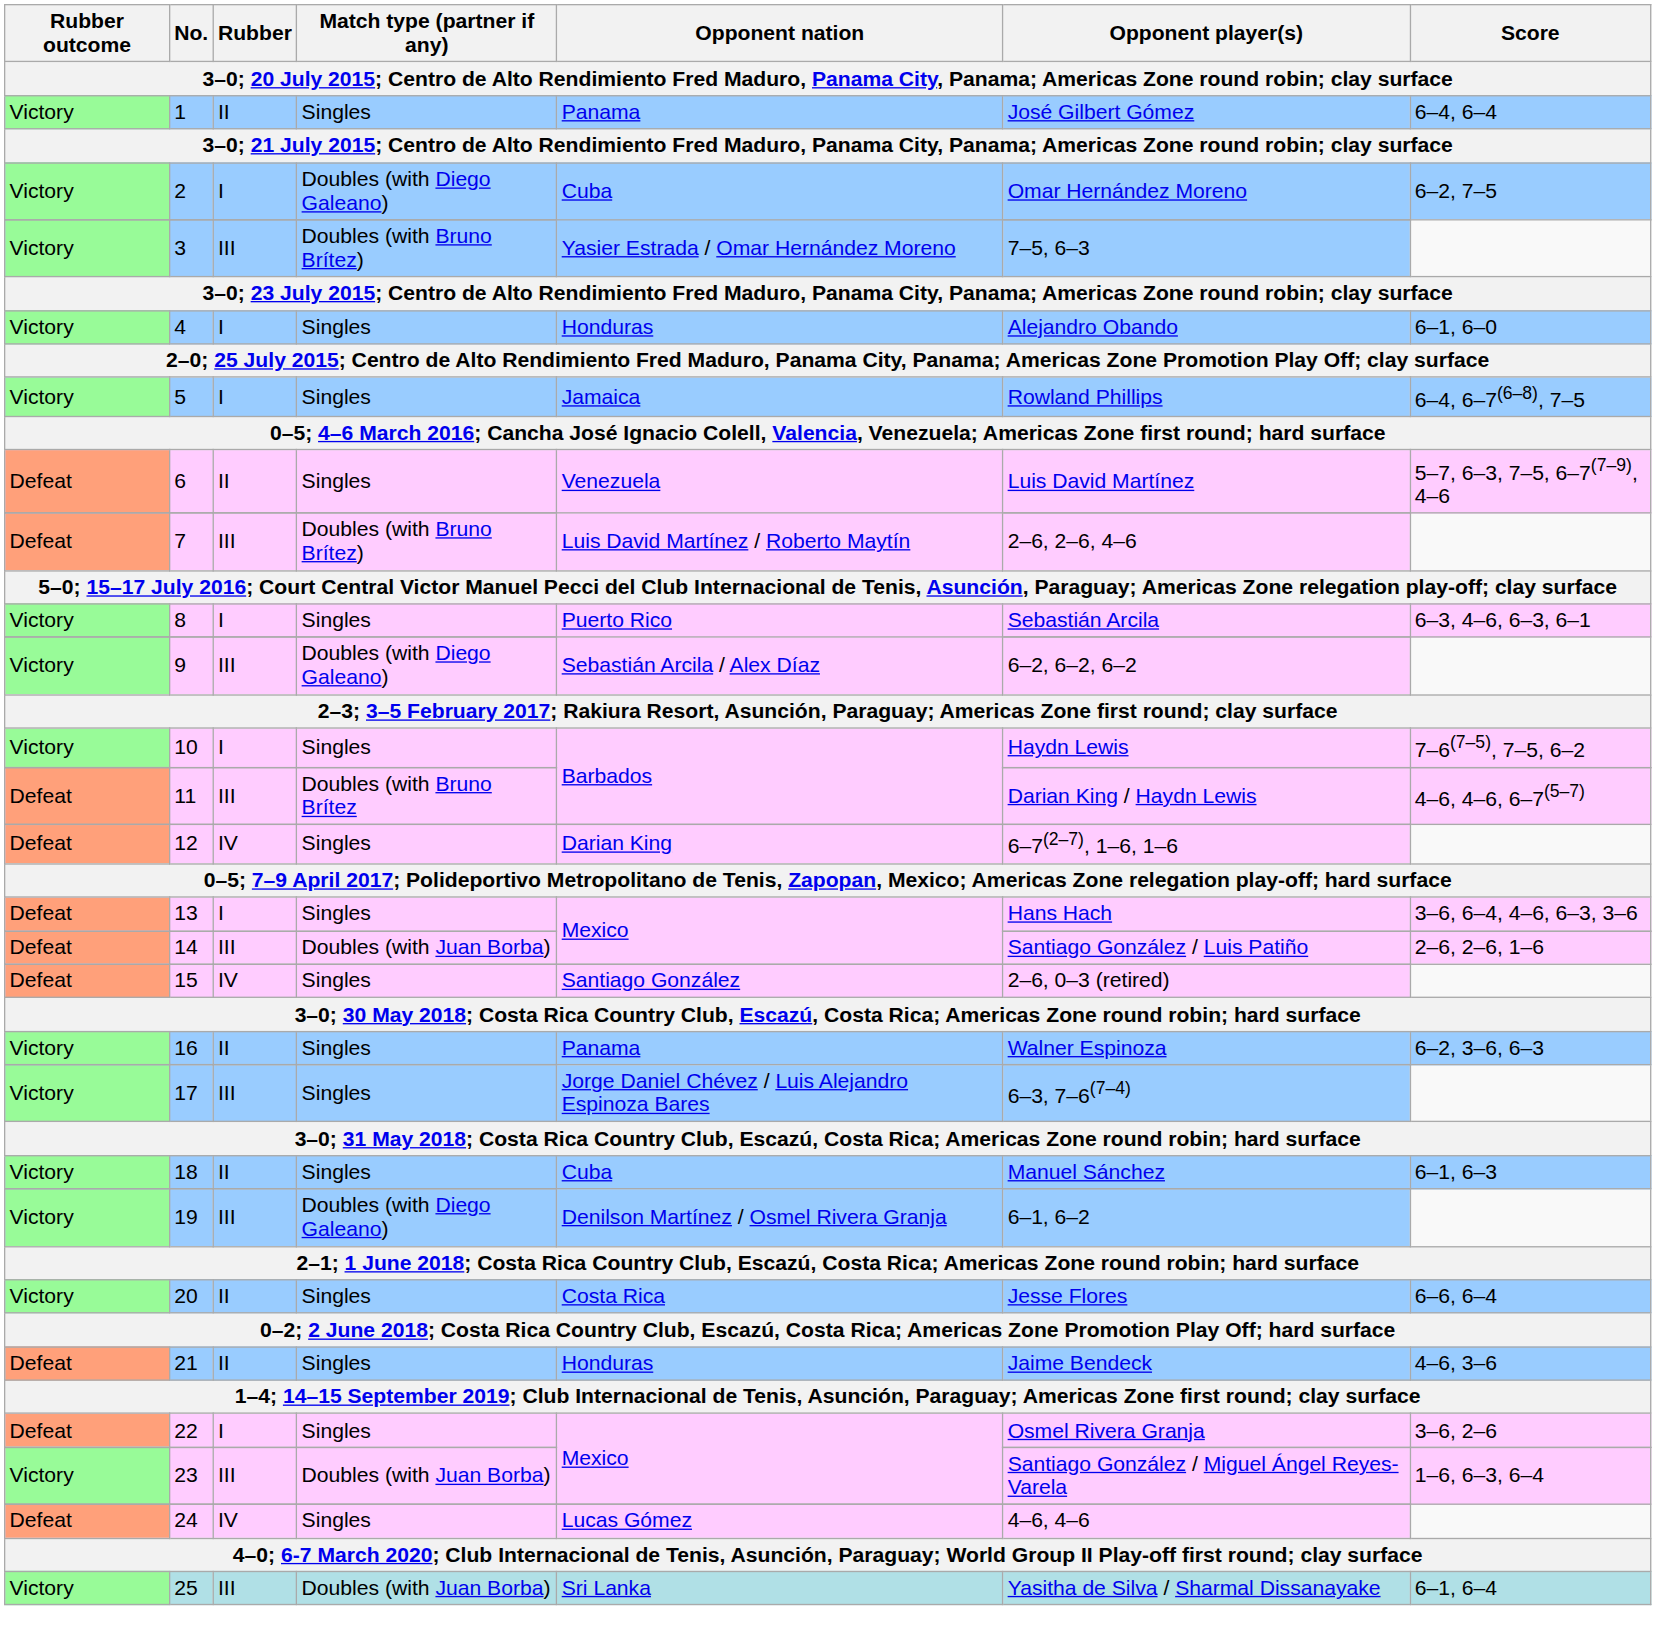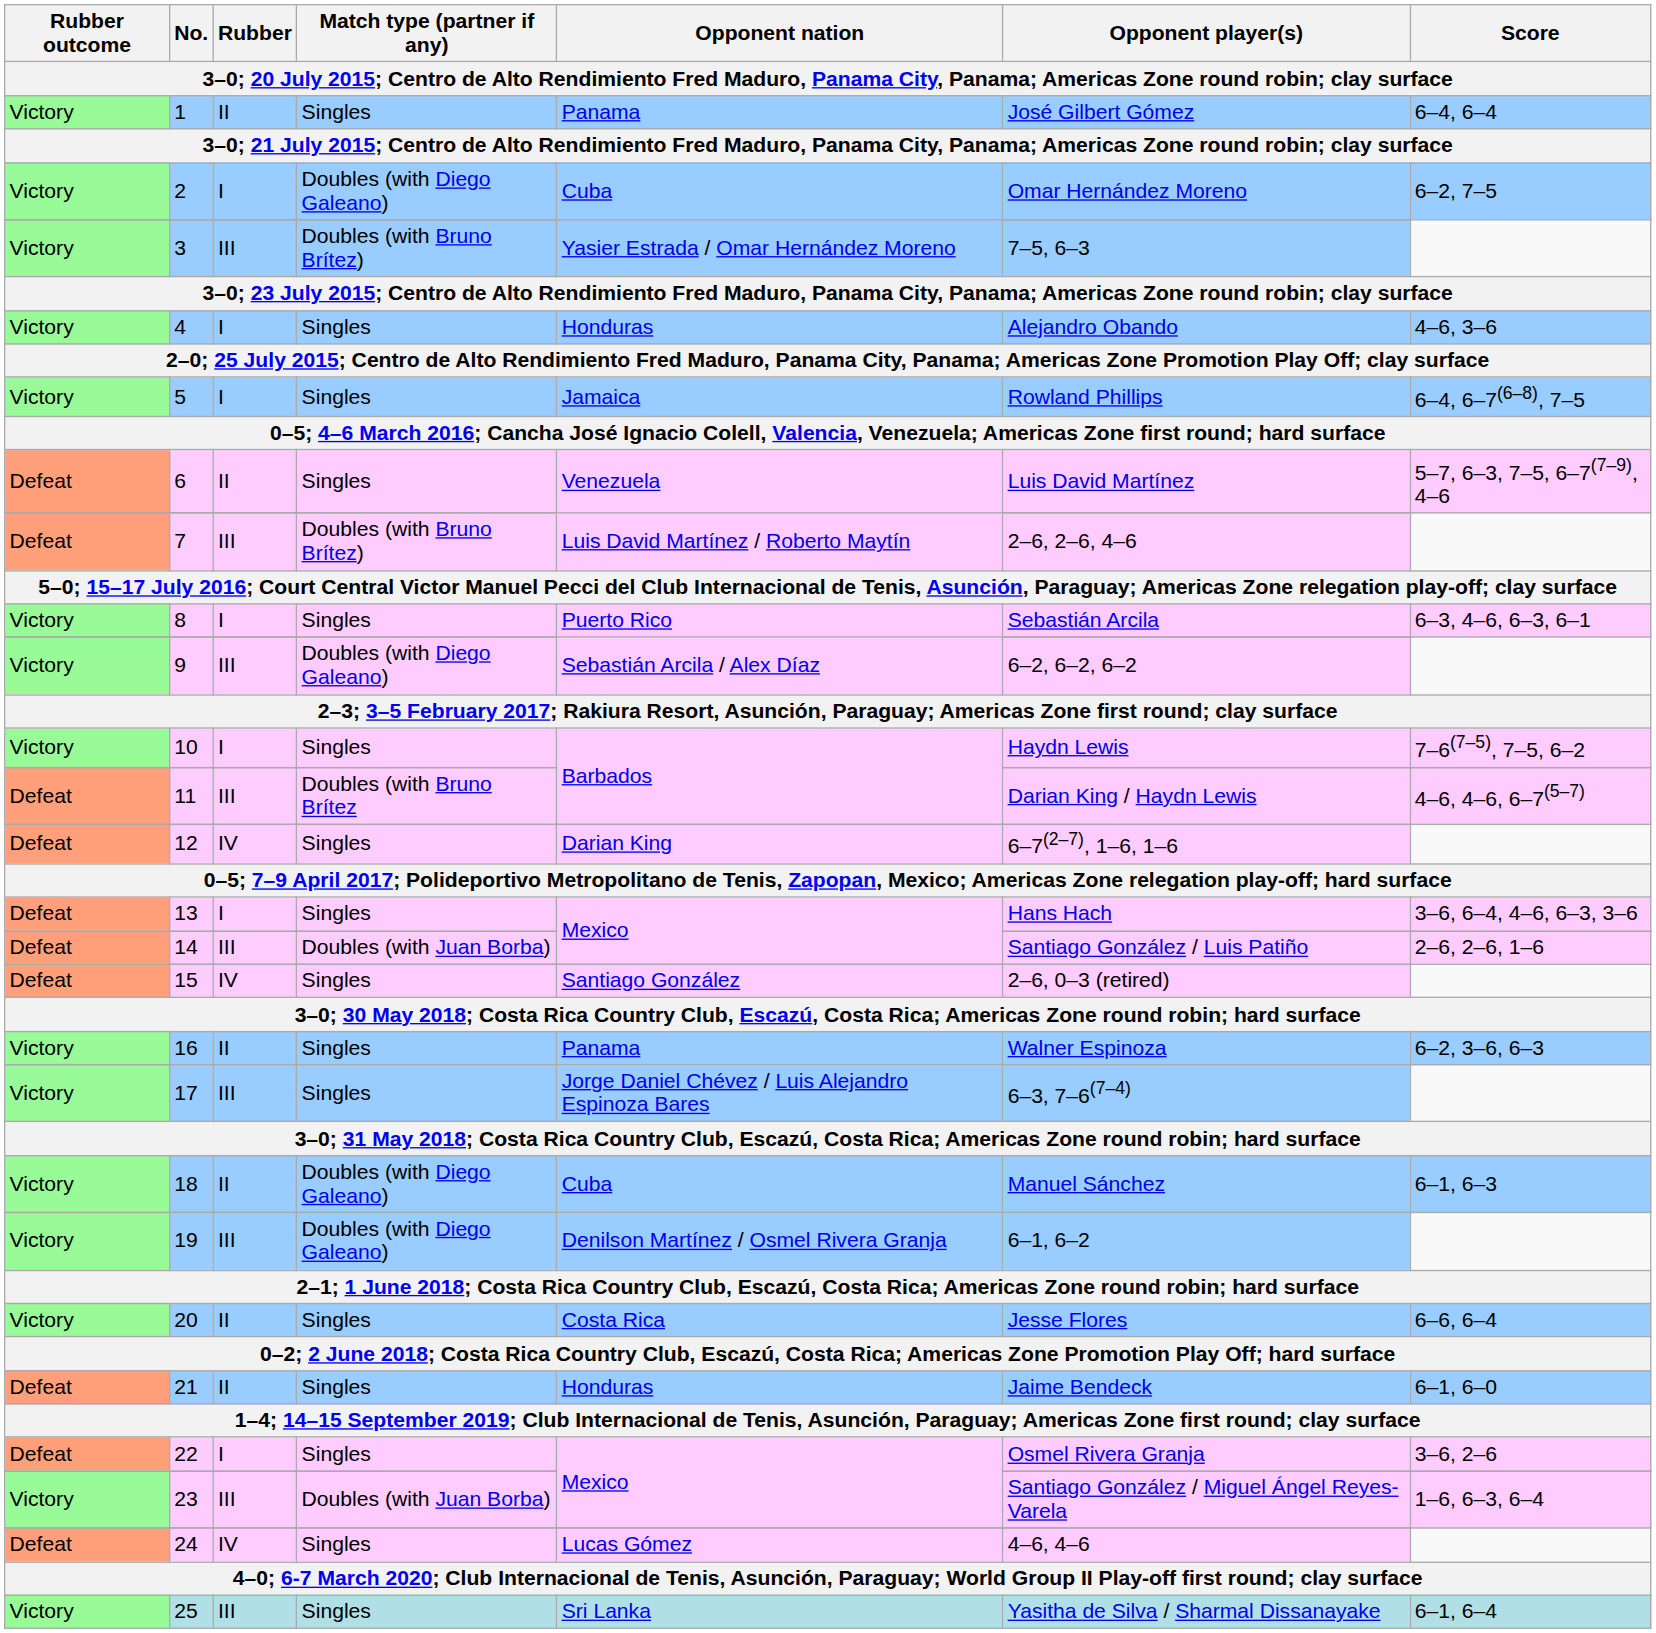(1456, 326) 6–1, 6–0 -> (1456, 326) 4–6, 3–6
(336, 1172) Singles -> (396, 1183) Doubles (with Diego Galeano)
(1456, 1363) 4–6, 3–6 -> (1456, 1387) 6–1, 6–0
(426, 1588) Doubles (with Juan Borba) -> (336, 1611) Singles
